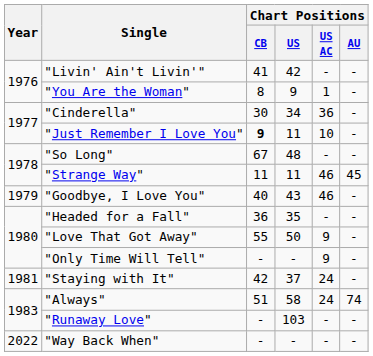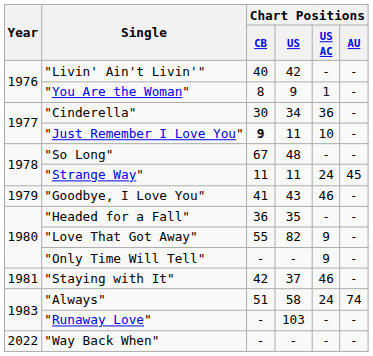(261, 71) 41 -> (261, 71) 40
(326, 175) 46 -> (326, 175) 24
(261, 196) 40 -> (261, 196) 41
(293, 237) 50 -> (293, 237) 82
(326, 279) 24 -> (326, 279) 46
